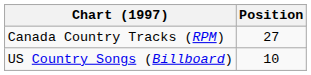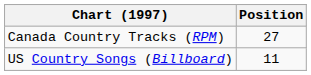(271, 59) 10 -> (271, 59) 11
